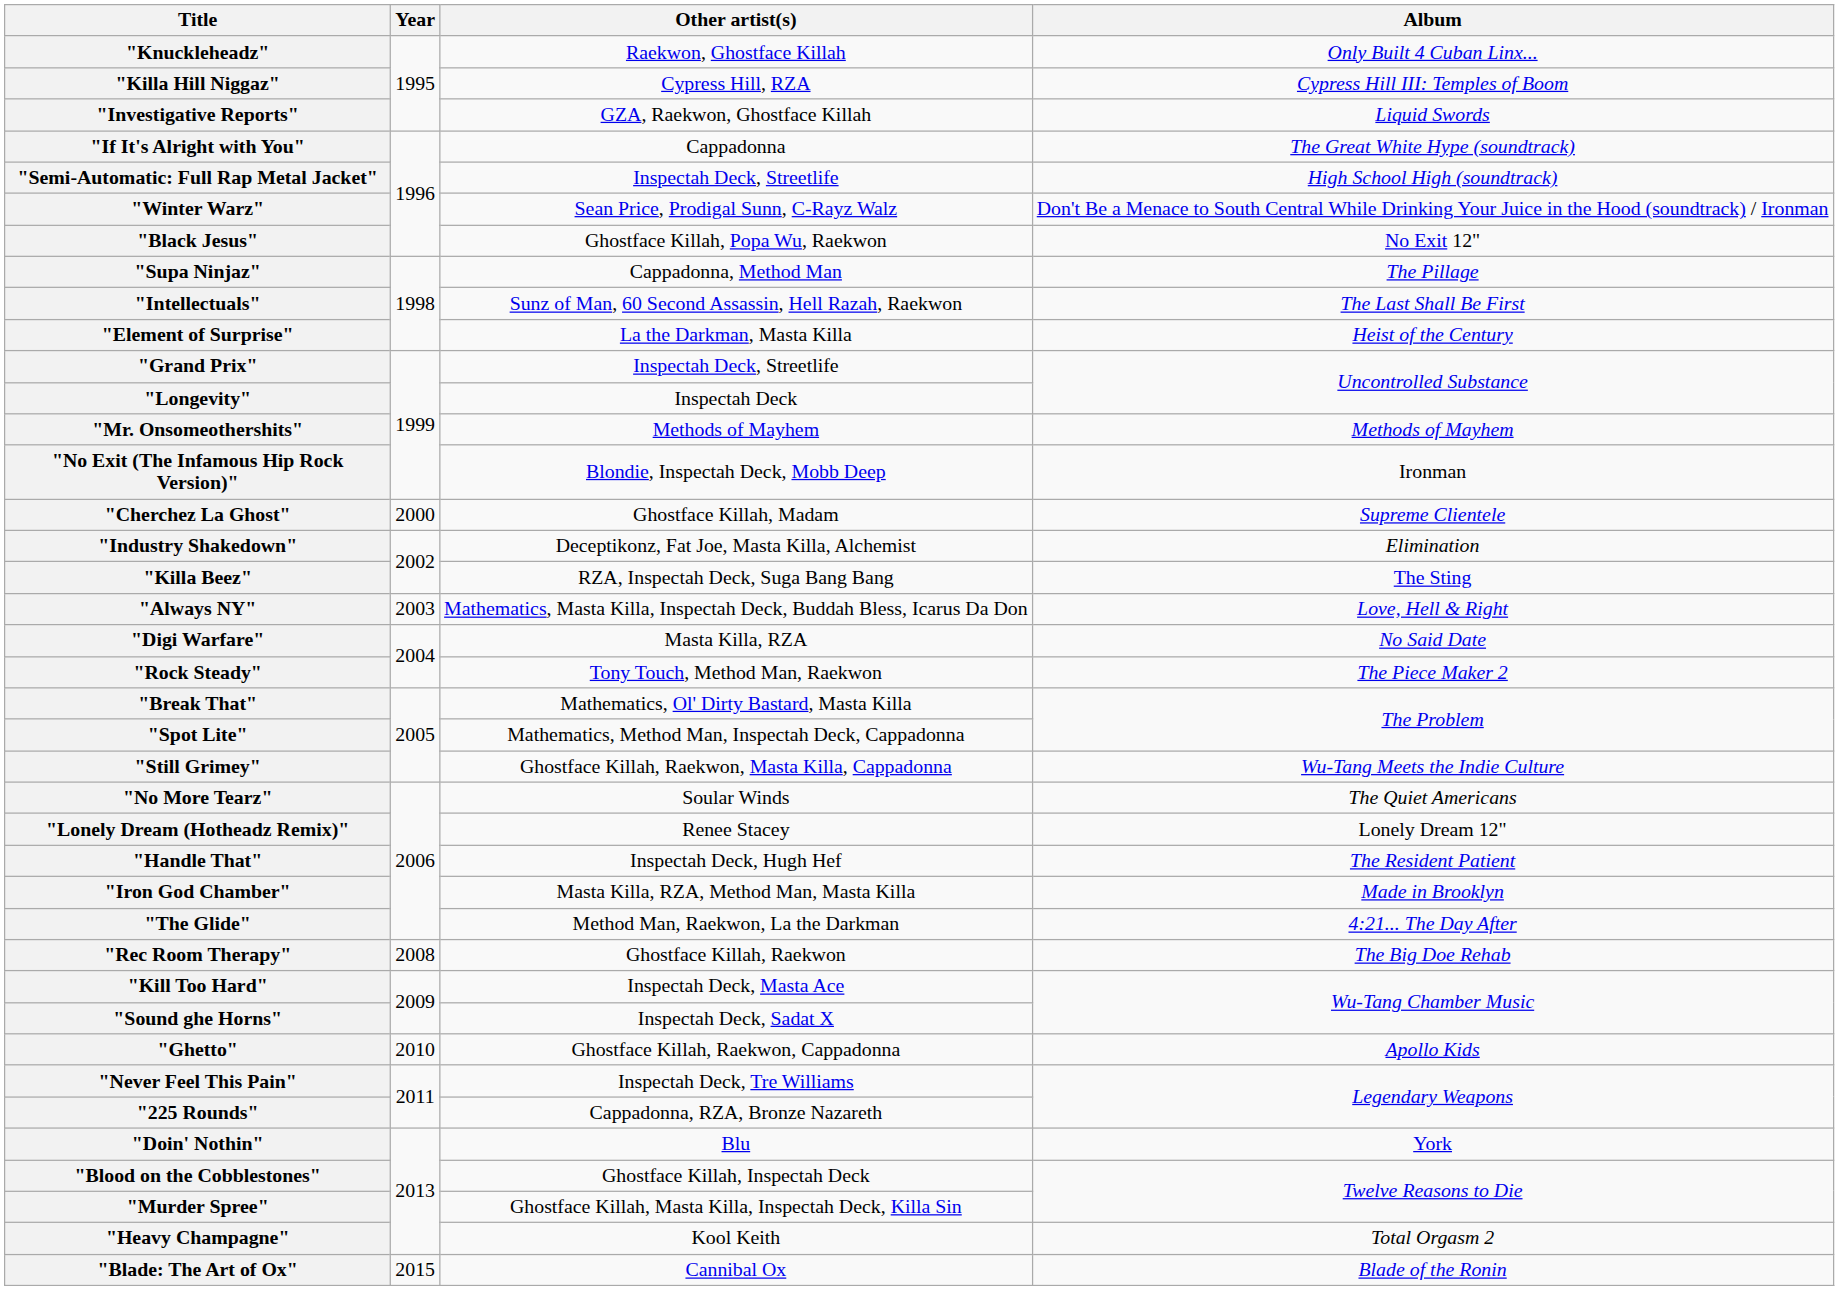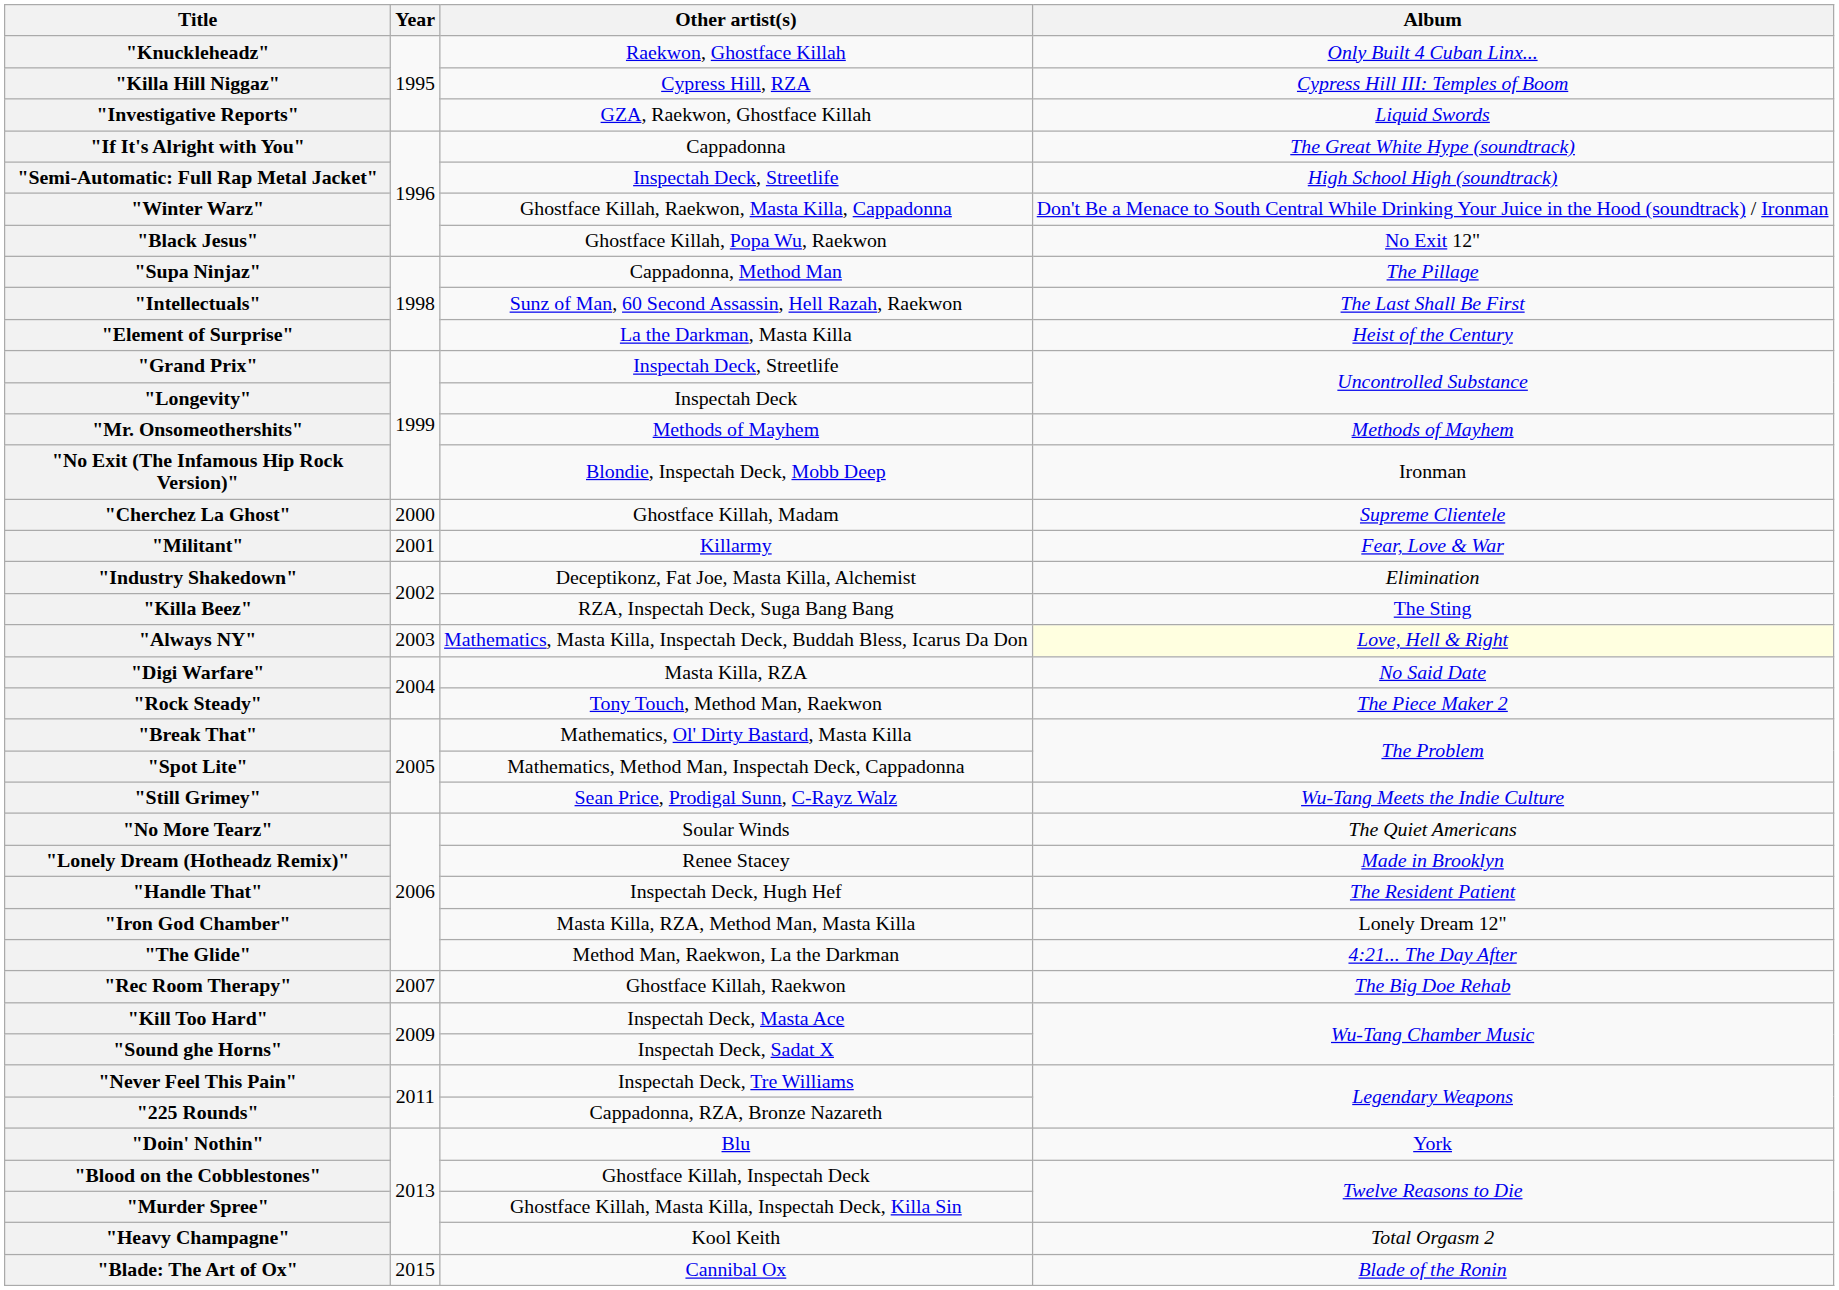(736, 209) Sean Price, Prodigal Sunn, C-Rayz Walz -> (736, 209) Ghostface Killah, Raekwon, Masta Killa, Cappadonna
+ row: (198, 545)
(1433, 608) no background -> (1433, 640) lightyellow background
(736, 766) Ghostface Killah, Raekwon, Masta Killa, Cappadonna -> (736, 797) Sean Price, Prodigal Sunn, C-Rayz Walz
(1433, 829) Lonely Dream 12" -> (1433, 860) Made in Brooklyn
(1433, 892) Made in Brooklyn -> (1433, 923) Lonely Dream 12"
(415, 955) 2008 -> (415, 986) 2007
- row: (198, 1049)
